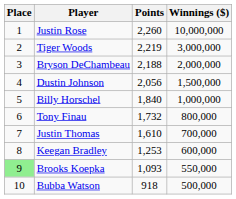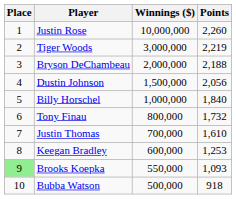columns swapped: (150, 13) <-> (199, 13)
